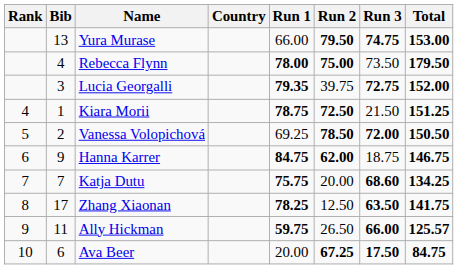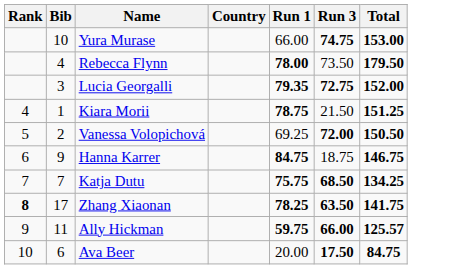- column: (337, 16)
(61, 39) 13 -> (61, 39) 10
(382, 181) 68.60 -> (337, 181) 68.50
(25, 205) normal -> (25, 205) bold
